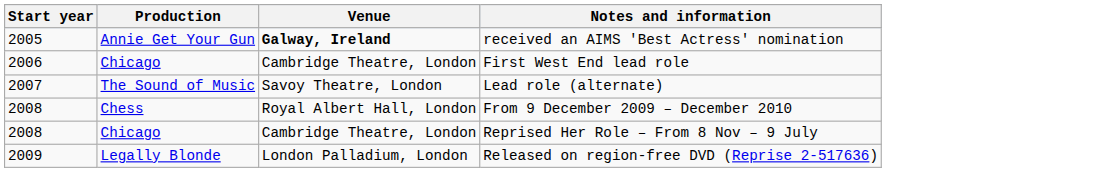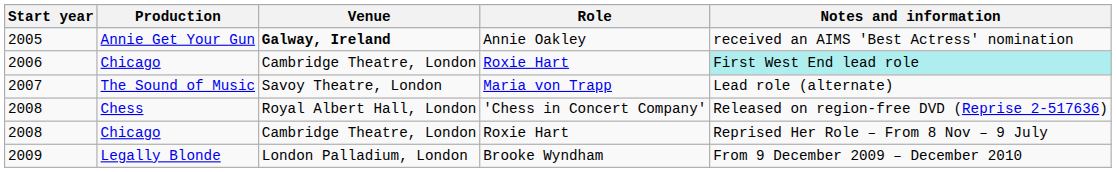+ column: (595, 16)
(586, 63) no background -> (816, 63) paleturquoise background
(638, 109) From 9 December 2009 – December 2010 -> (911, 109) Released on region-free DVD (Reprise 2-517636)
(681, 156) Released on region-free DVD (Reprise 2-517636) -> (868, 156) From 9 December 2009 – December 2010
